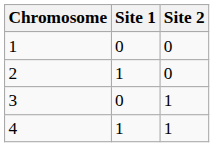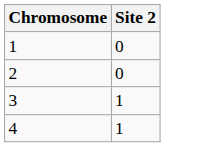- column: (135, 18)
